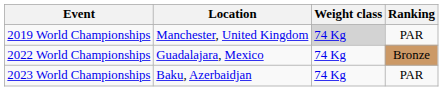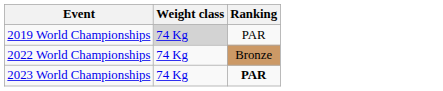- column: (232, 14)
(412, 75) normal -> (254, 75) bold
